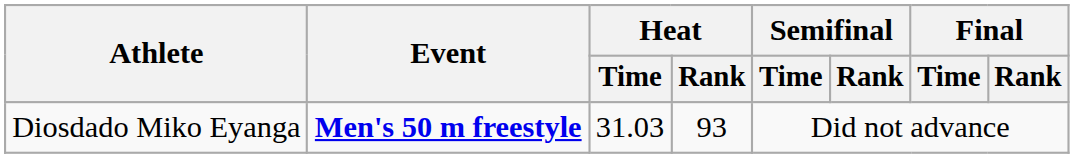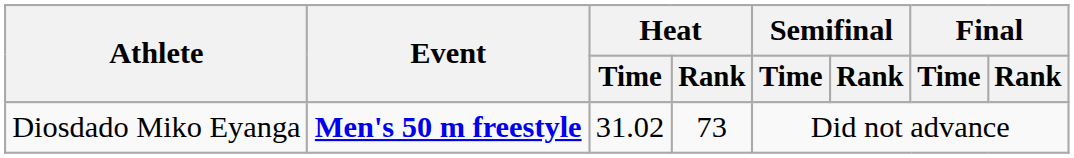(630, 127) 31.03 -> (630, 127) 31.02
(712, 127) 93 -> (712, 127) 73
